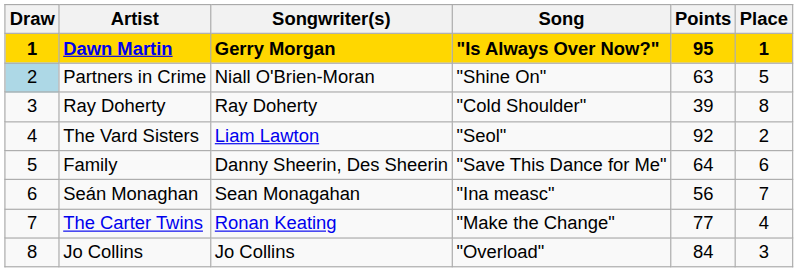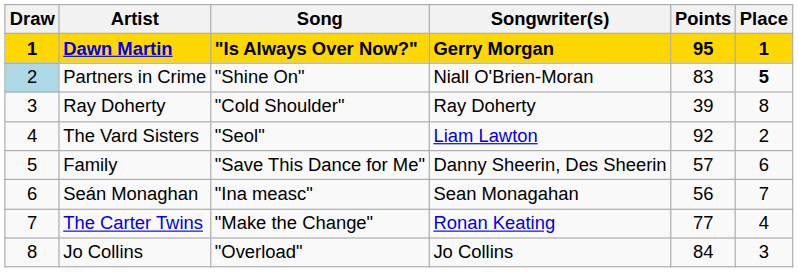columns swapped: (562, 19) <-> (331, 19)
(703, 77) 63 -> (703, 77) 83
(764, 77) normal -> (764, 77) bold
(703, 164) 64 -> (703, 164) 57
